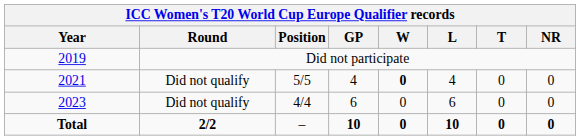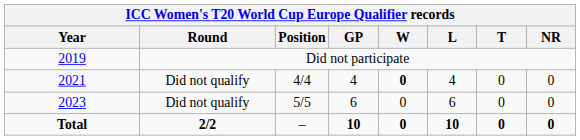(302, 80) 5/5 -> (302, 80) 4/4
(302, 102) 4/4 -> (302, 102) 5/5
